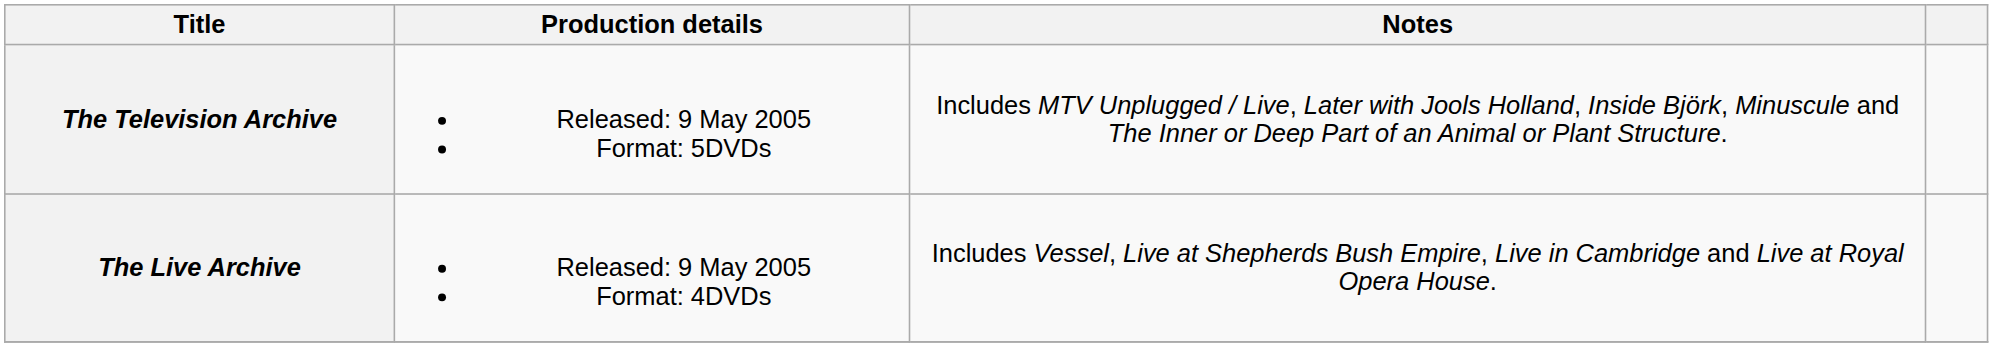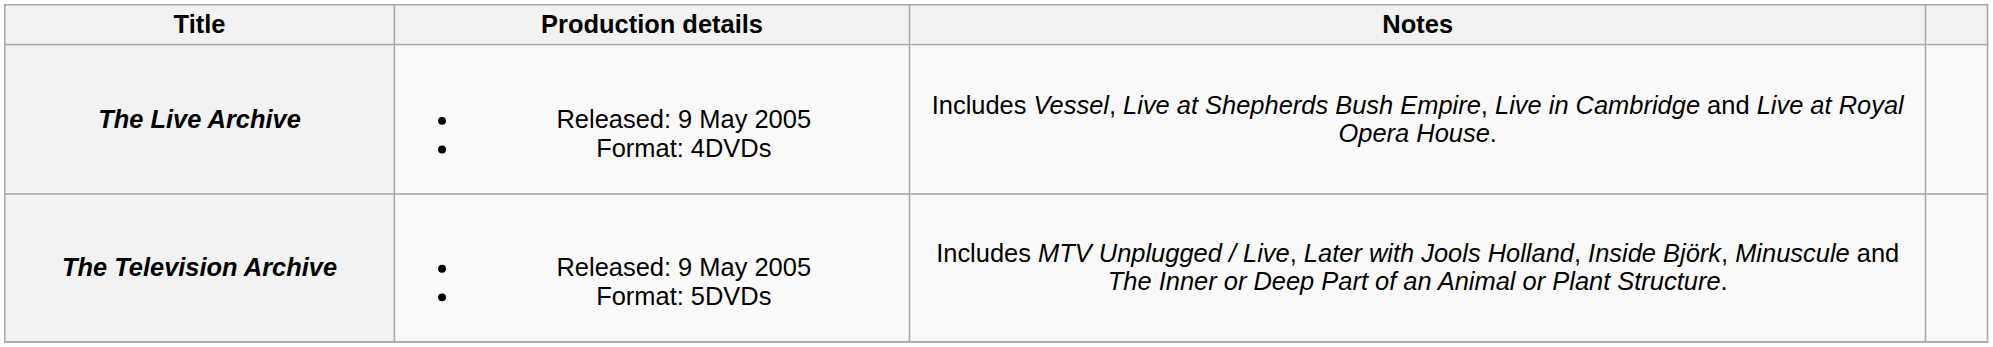rows swapped: (200, 267) <-> (199, 119)
